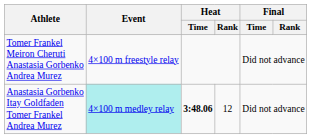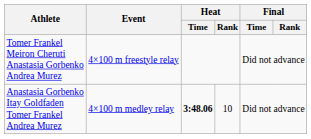(131, 109) paleturquoise background -> (131, 109) no background
(227, 109) 12 -> (227, 109) 10
